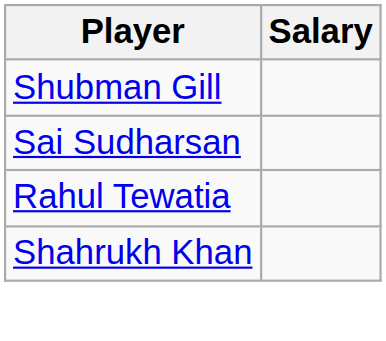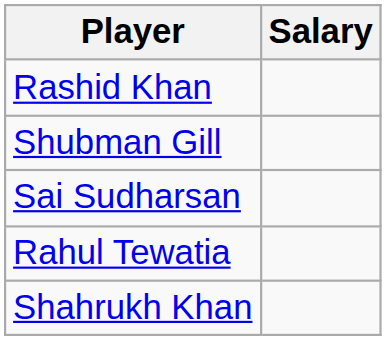+ row: (113, 87)
